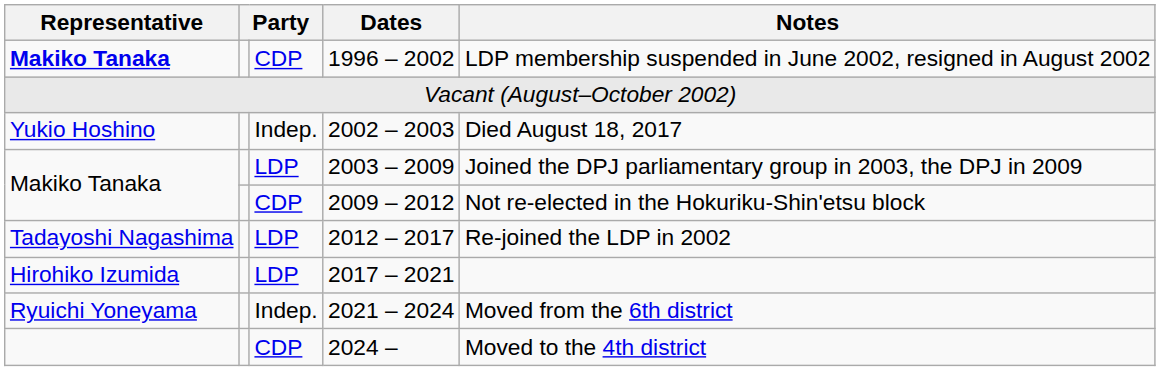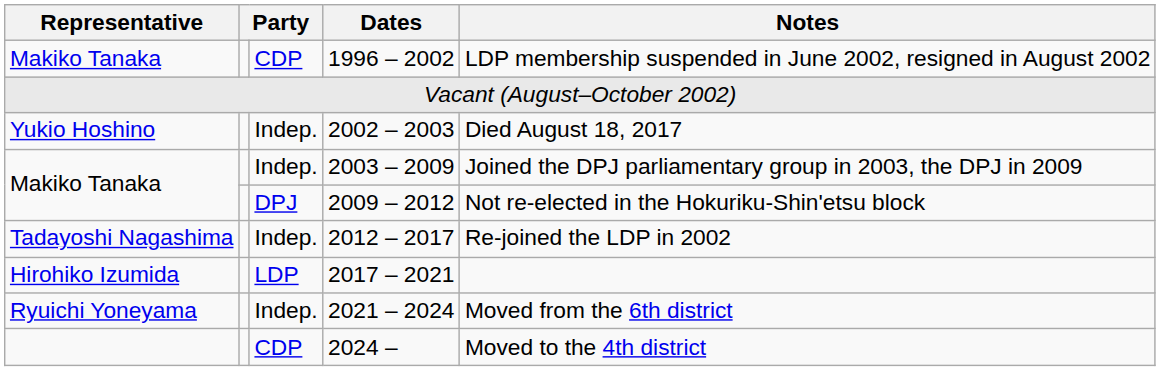(90, 58) bold -> (86, 58) normal
(277, 166) LDP -> (286, 166) Indep.
(278, 202) CDP -> (276, 202) DPJ
(277, 238) LDP -> (286, 238) Indep.
